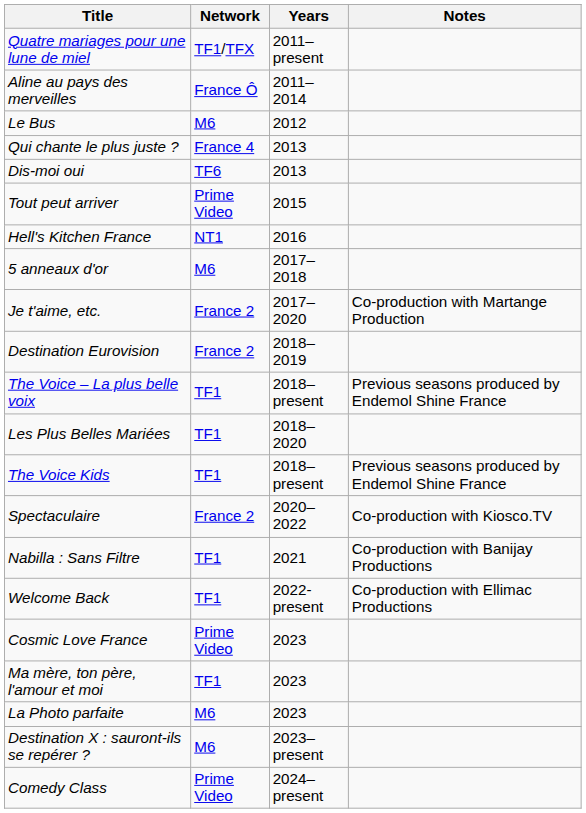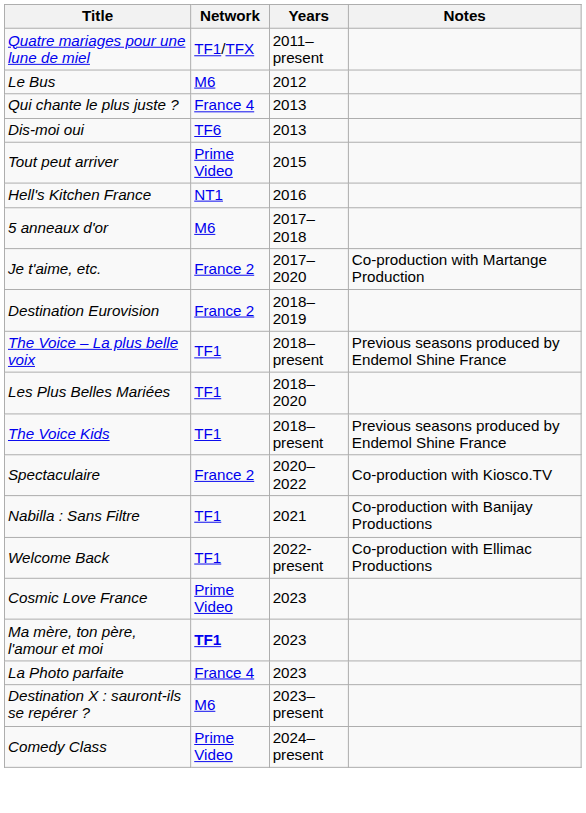- row: (68, 90)
(208, 681) normal -> (208, 640) bold
(205, 713) M6 -> (224, 672) France 4
